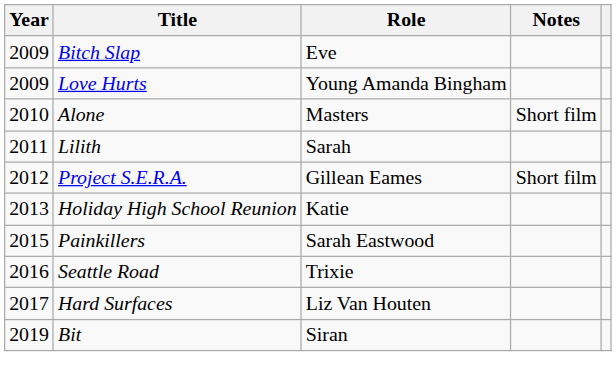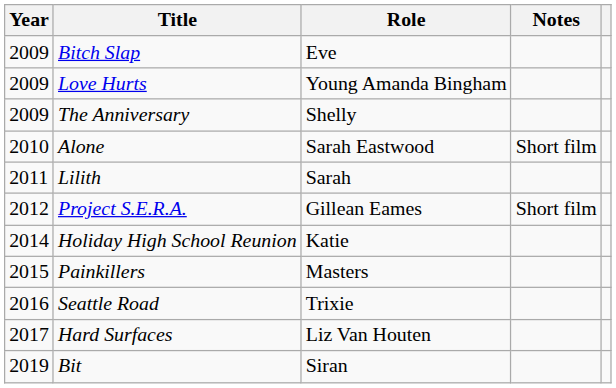+ row: (124, 114)
(337, 114) Masters -> (370, 146) Sarah Eastwood
(29, 209) 2013 -> (29, 240) 2014
(370, 240) Sarah Eastwood -> (337, 271) Masters
